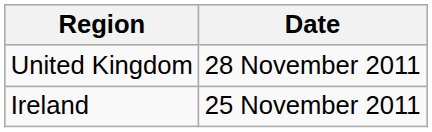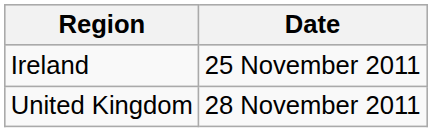rows swapped: (50, 106) <-> (102, 65)
